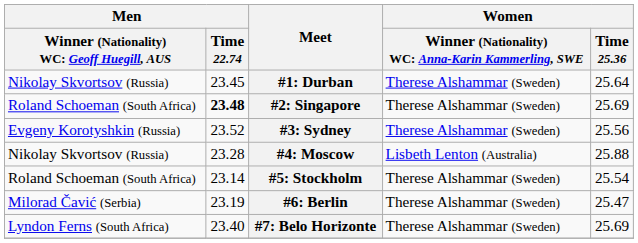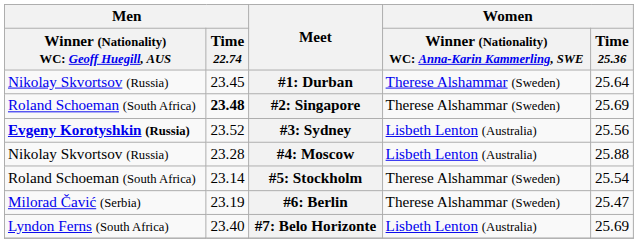(94, 130) normal -> (99, 130) bold
(473, 130) Therese Alshammar (Sweden) -> (461, 130) Lisbeth Lenton (Australia)
(473, 226) Therese Alshammar (Sweden) -> (461, 226) Lisbeth Lenton (Australia)
